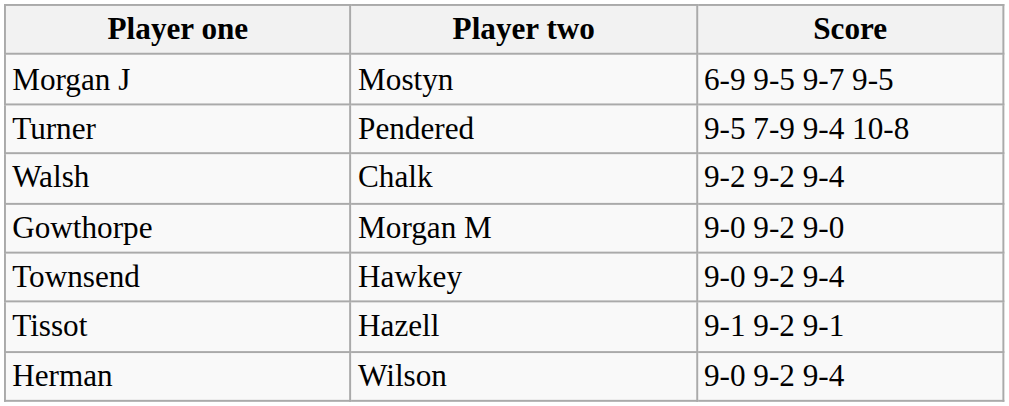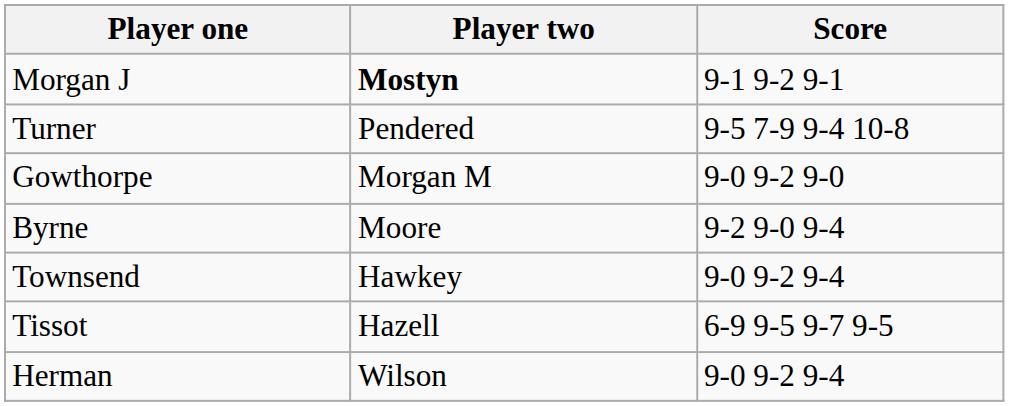(406, 78) normal -> (408, 78) bold
(799, 78) 6-9 9-5 9-7 9-5 -> (774, 78) 9-1 9-2 9-1
- row: (51, 177)
+ row: (50, 227)
(774, 326) 9-1 9-2 9-1 -> (799, 326) 6-9 9-5 9-7 9-5
